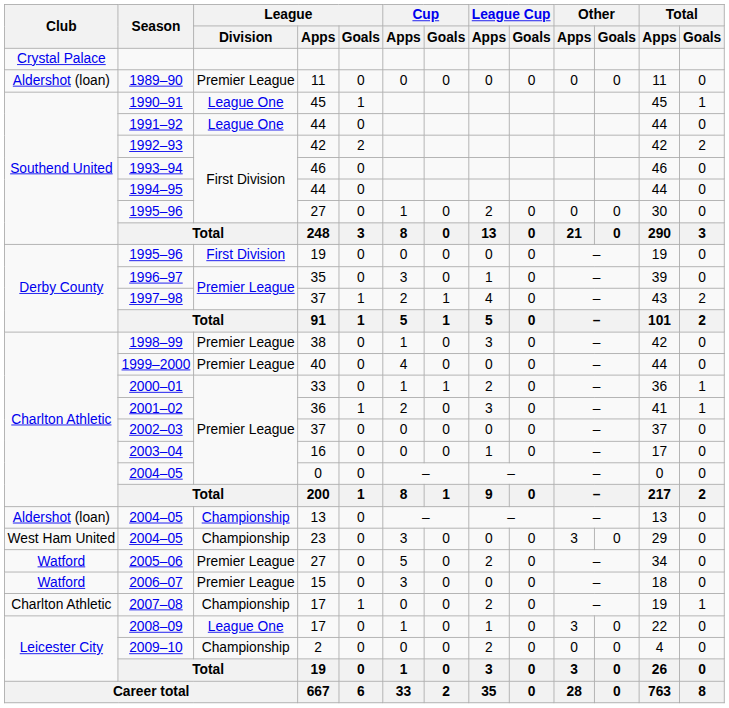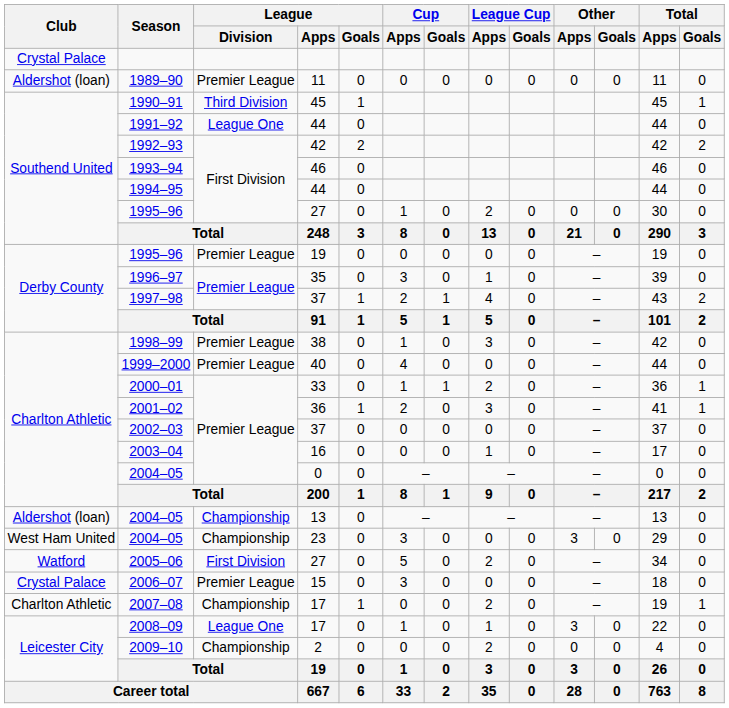(246, 102) League One -> (246, 102) Third Division
(246, 255) First Division -> (246, 255) Premier League
(246, 560) Premier League -> (246, 560) First Division
(61, 582) Watford -> (61, 582) Crystal Palace
